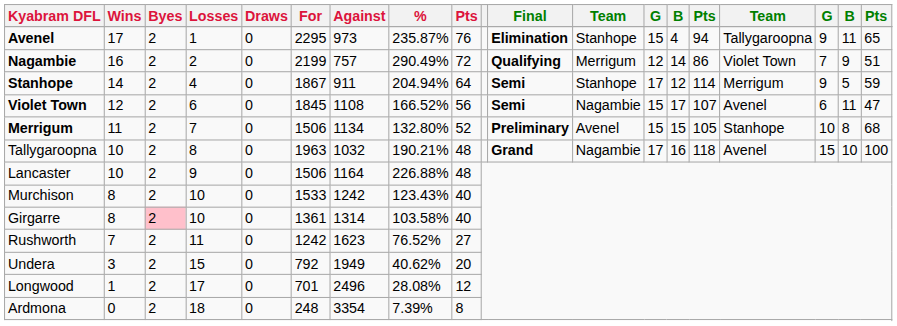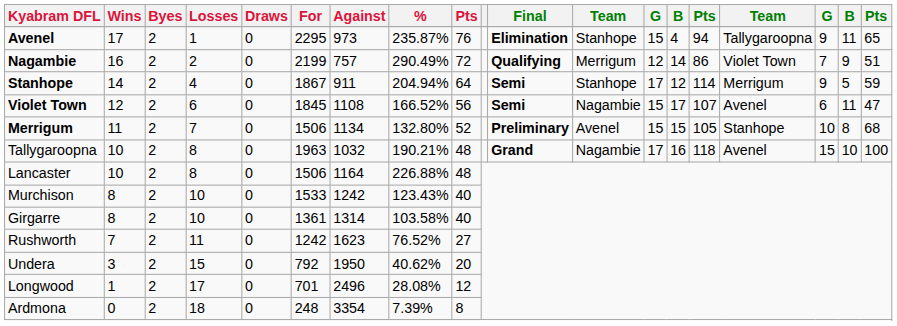(193, 173) 9 -> (193, 173) 8
(152, 218) pink background -> (152, 218) no background
(349, 263) 1949 -> (349, 263) 1950
